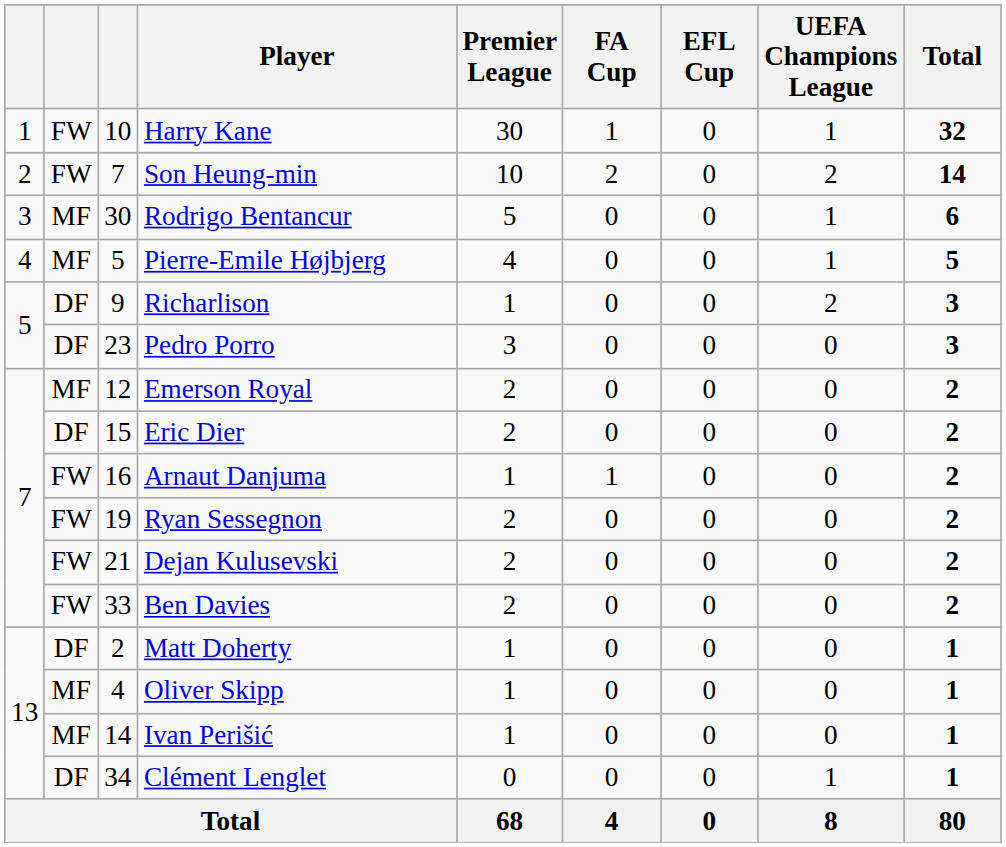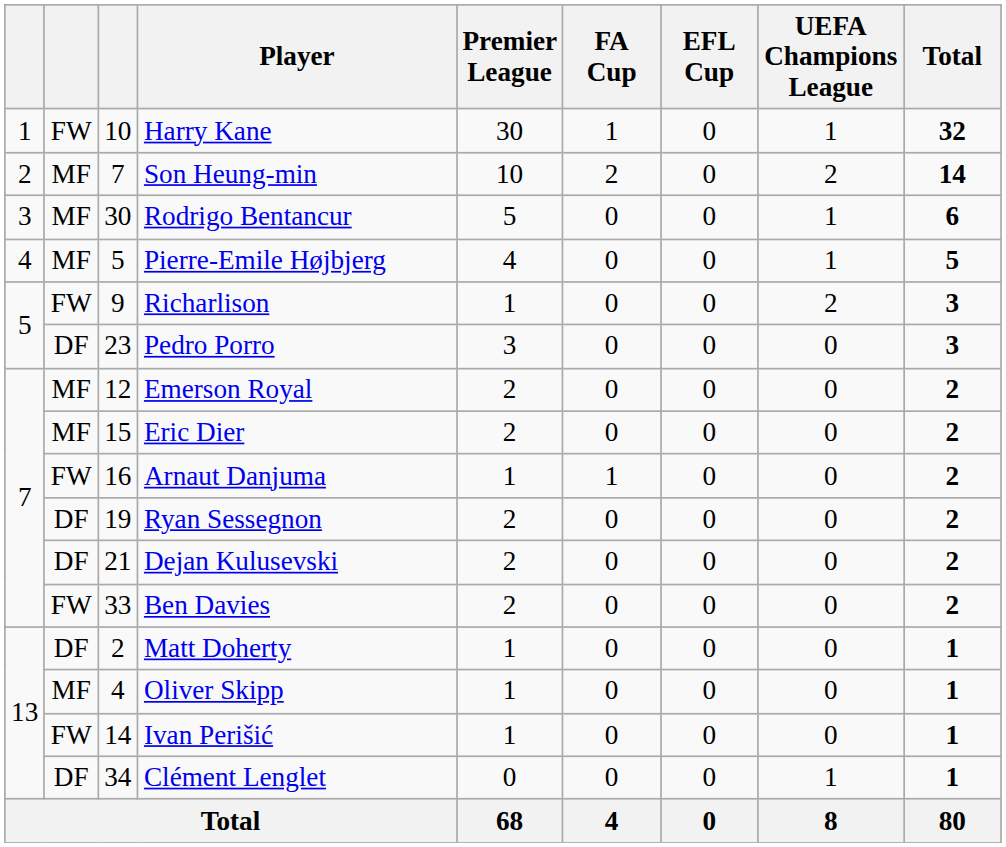(71, 173) FW -> (71, 173) MF
(71, 302) DF -> (71, 302) FW
(71, 432) DF -> (71, 432) MF
(71, 518) FW -> (71, 518) DF
(71, 561) FW -> (71, 561) DF
(71, 734) MF -> (71, 734) FW
